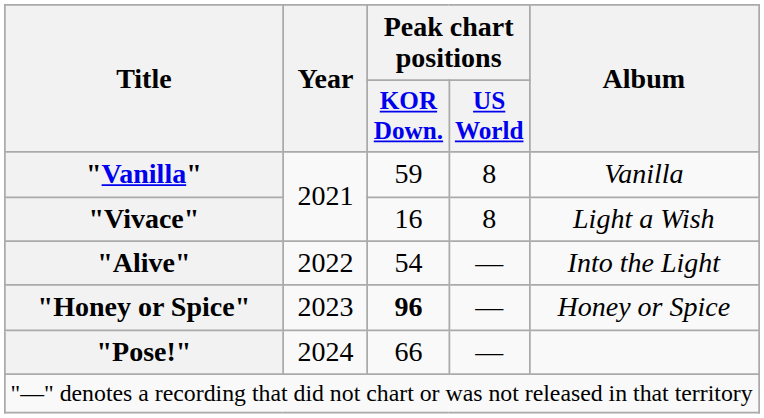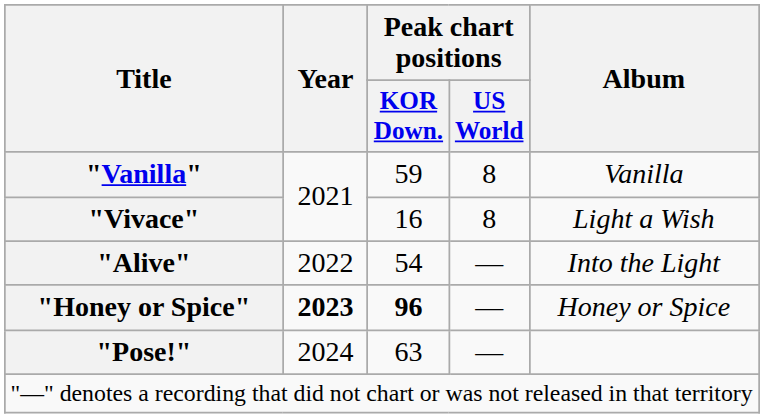(325, 307) normal -> (325, 307) bold
(408, 351) 66 -> (408, 351) 63
